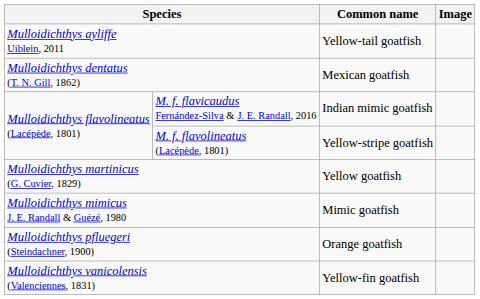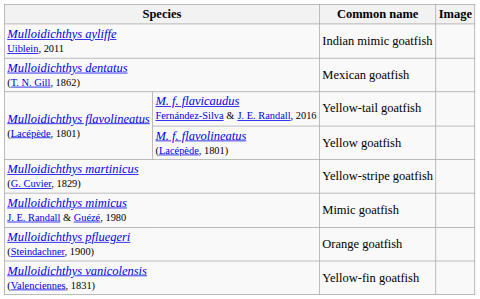(372, 41) Yellow-tail goatfish -> (377, 41) Indian mimic goatfish
(377, 108) Indian mimic goatfish -> (372, 108) Yellow-tail goatfish
(378, 142) Yellow-stripe goatfish -> (362, 142) Yellow goatfish
(362, 176) Yellow goatfish -> (378, 176) Yellow-stripe goatfish
